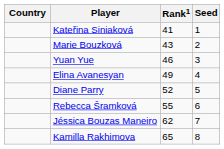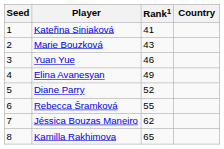columns swapped: (28, 13) <-> (206, 13)
